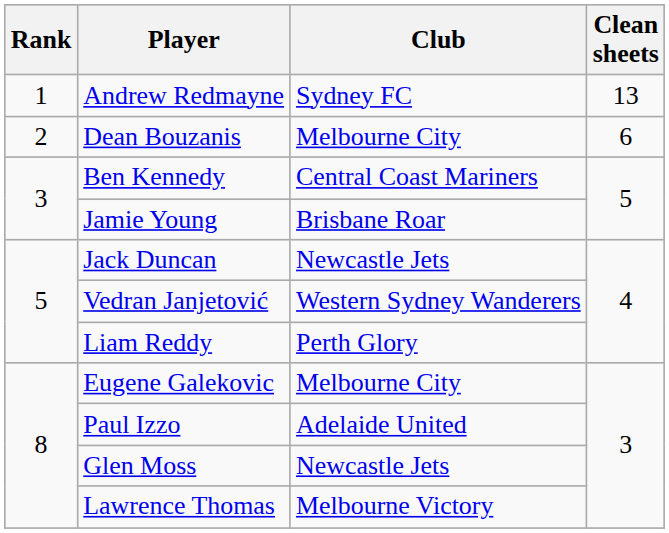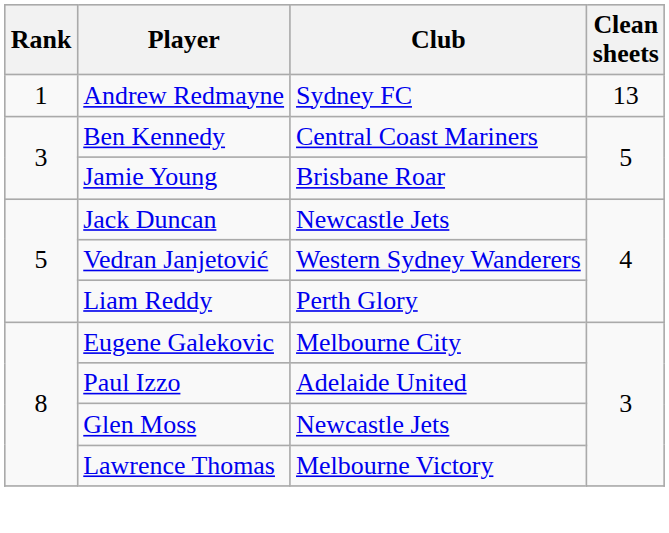- row: (162, 136)
